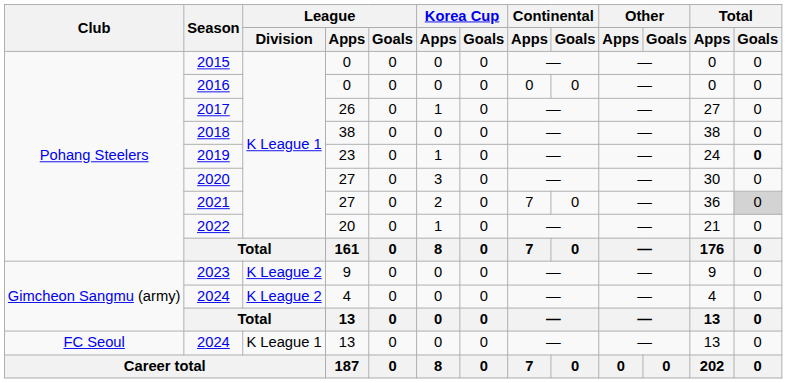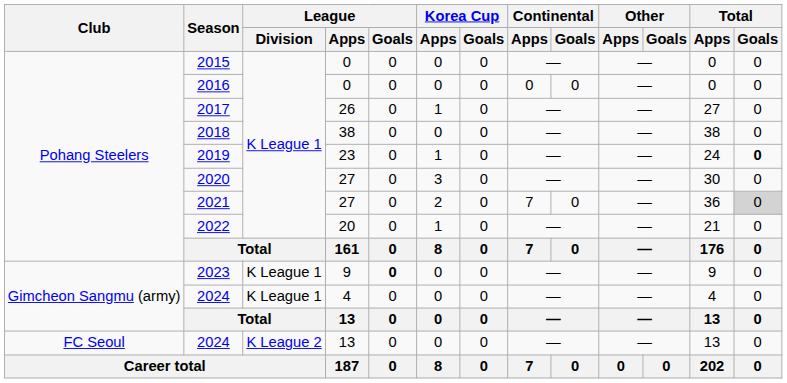(284, 272) K League 2 -> (284, 272) K League 1
(393, 272) normal -> (393, 272) bold
(284, 296) K League 2 -> (284, 296) K League 1
(284, 343) K League 1 -> (284, 343) K League 2
